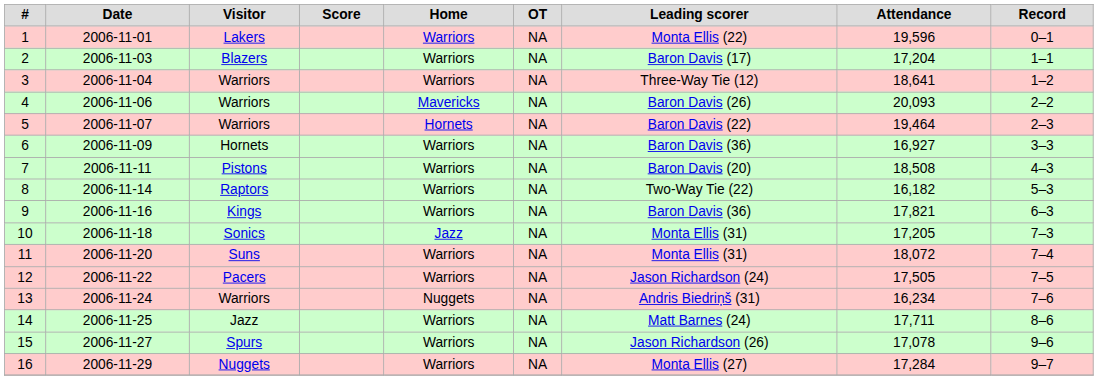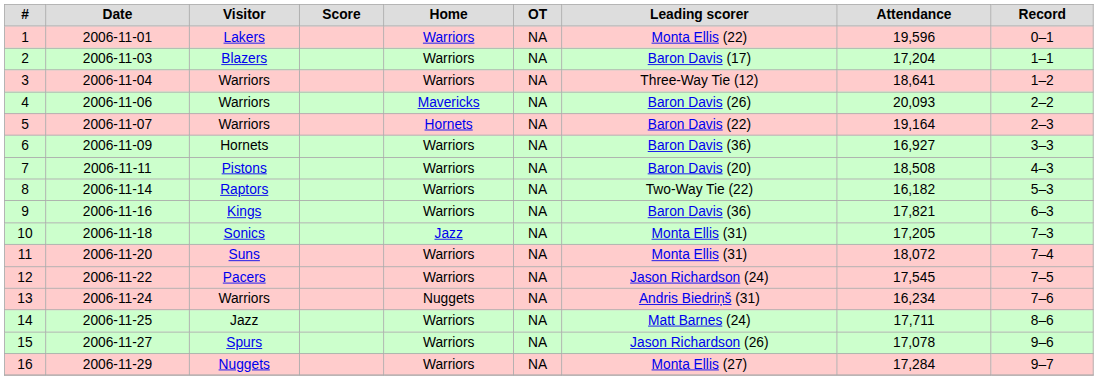(914, 124) 19,464 -> (914, 124) 19,164
(914, 277) 17,505 -> (914, 277) 17,545
